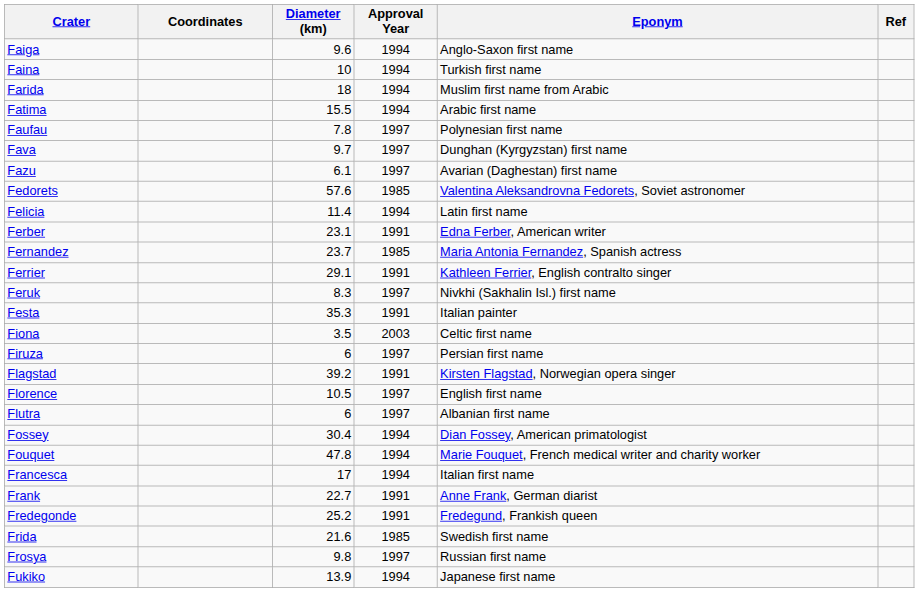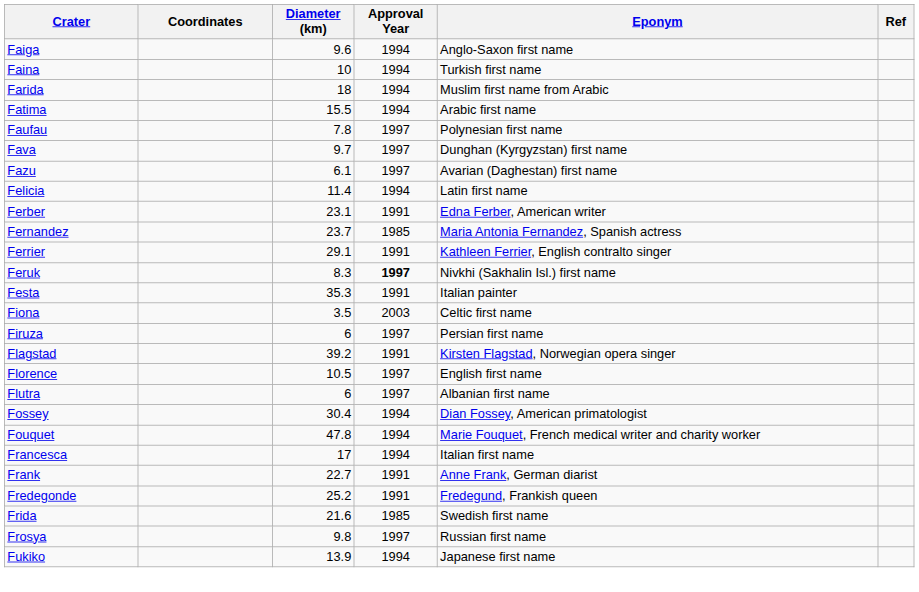- row: (33, 191)
(396, 292) normal -> (396, 272) bold
